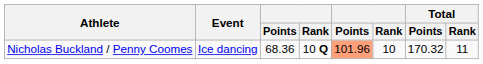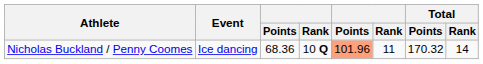(389, 50) 10 -> (389, 50) 11
(462, 50) 11 -> (462, 50) 14
